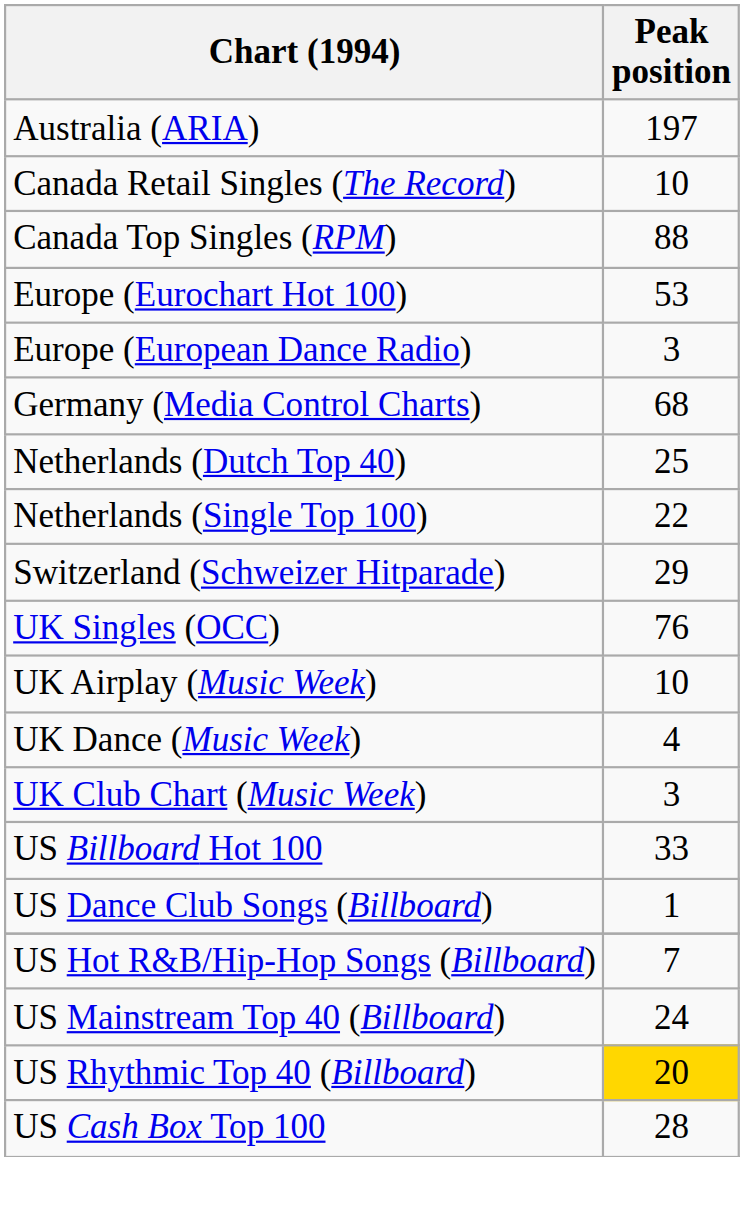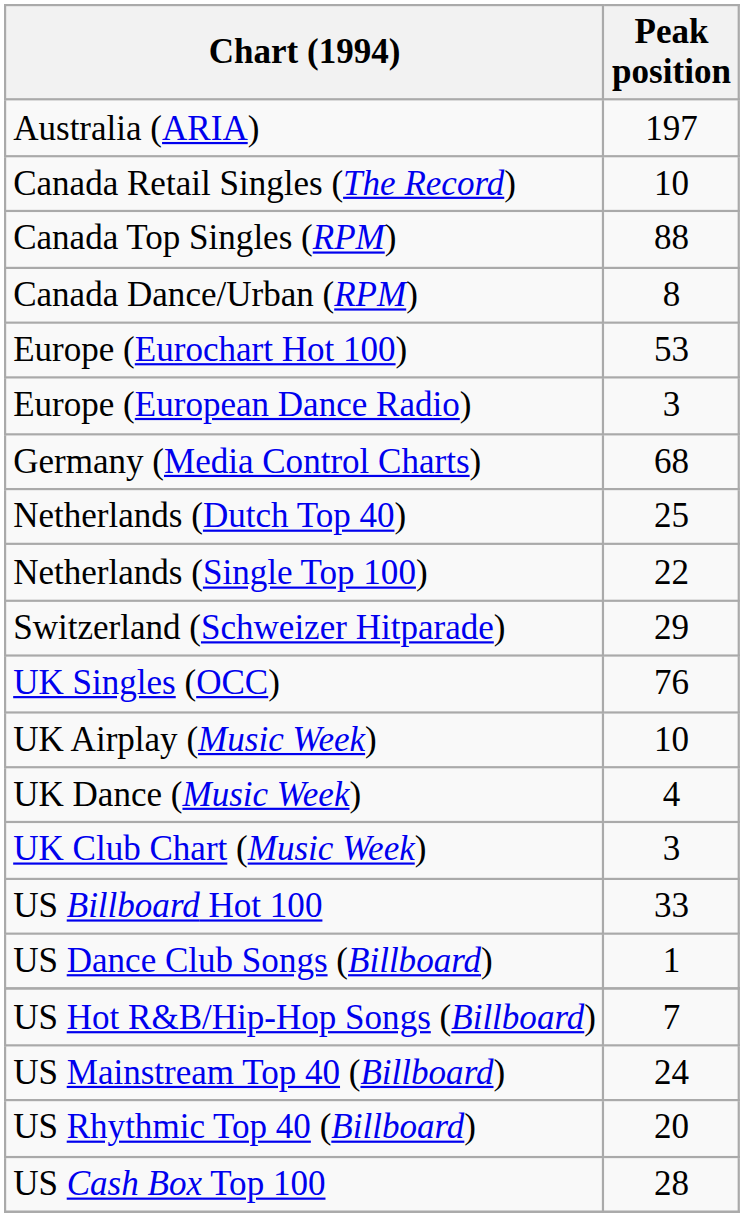+ row: (216, 293)
(672, 1071) gold background -> (672, 1127) no background
